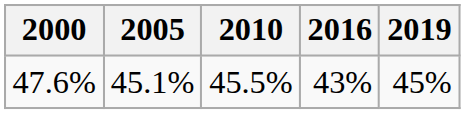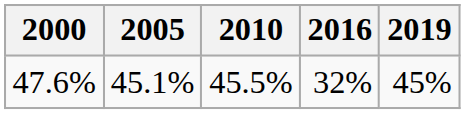(343, 81) 43% -> (343, 81) 32%
